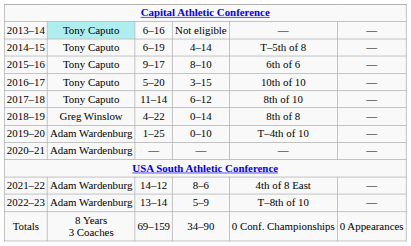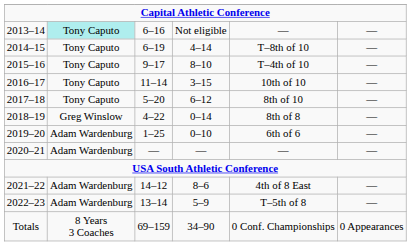(283, 47) T–5th of 8 -> (283, 47) T–8th of 10
(283, 64) 6th of 6 -> (283, 64) T–4th of 10
(154, 82) 5–20 -> (154, 82) 11–14
(154, 99) 11–14 -> (154, 99) 5–20
(283, 133) T–4th of 10 -> (283, 133) 6th of 6
(283, 202) T–8th of 10 -> (283, 202) T–5th of 8
